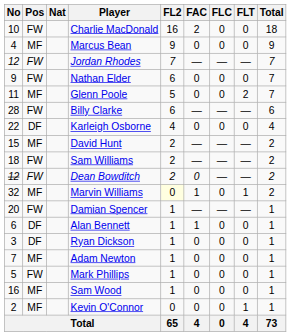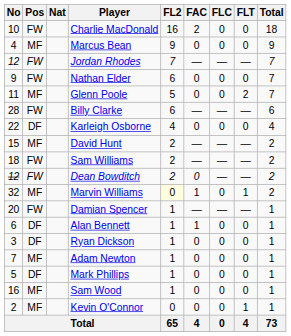(35, 275) FW -> (35, 275) DF
